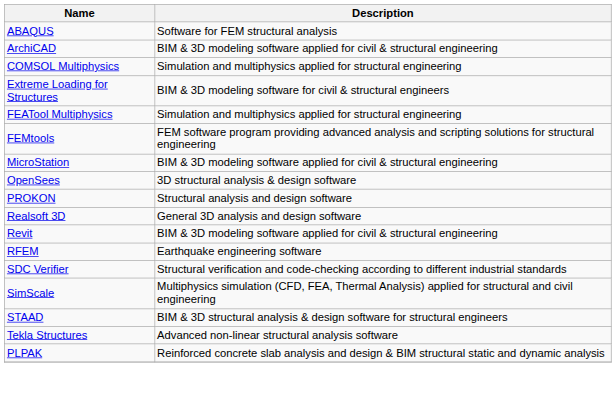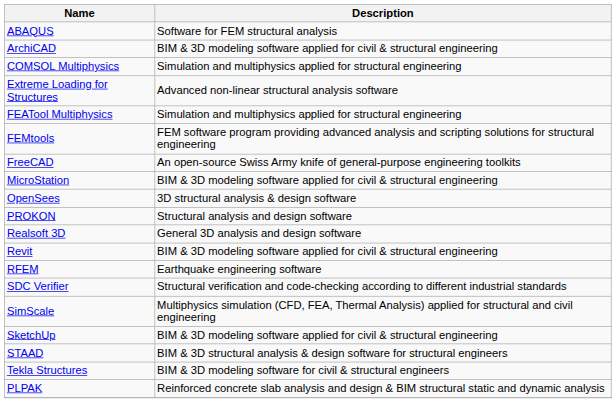(303, 90) BIM & 3D modeling software for civil & structural engineers -> (278, 90) Advanced non-linear structural analysis software
+ row: (30, 162)
+ row: (31, 335)
(278, 335) Advanced non-linear structural analysis software -> (303, 370) BIM & 3D modeling software for civil & structural engineers
